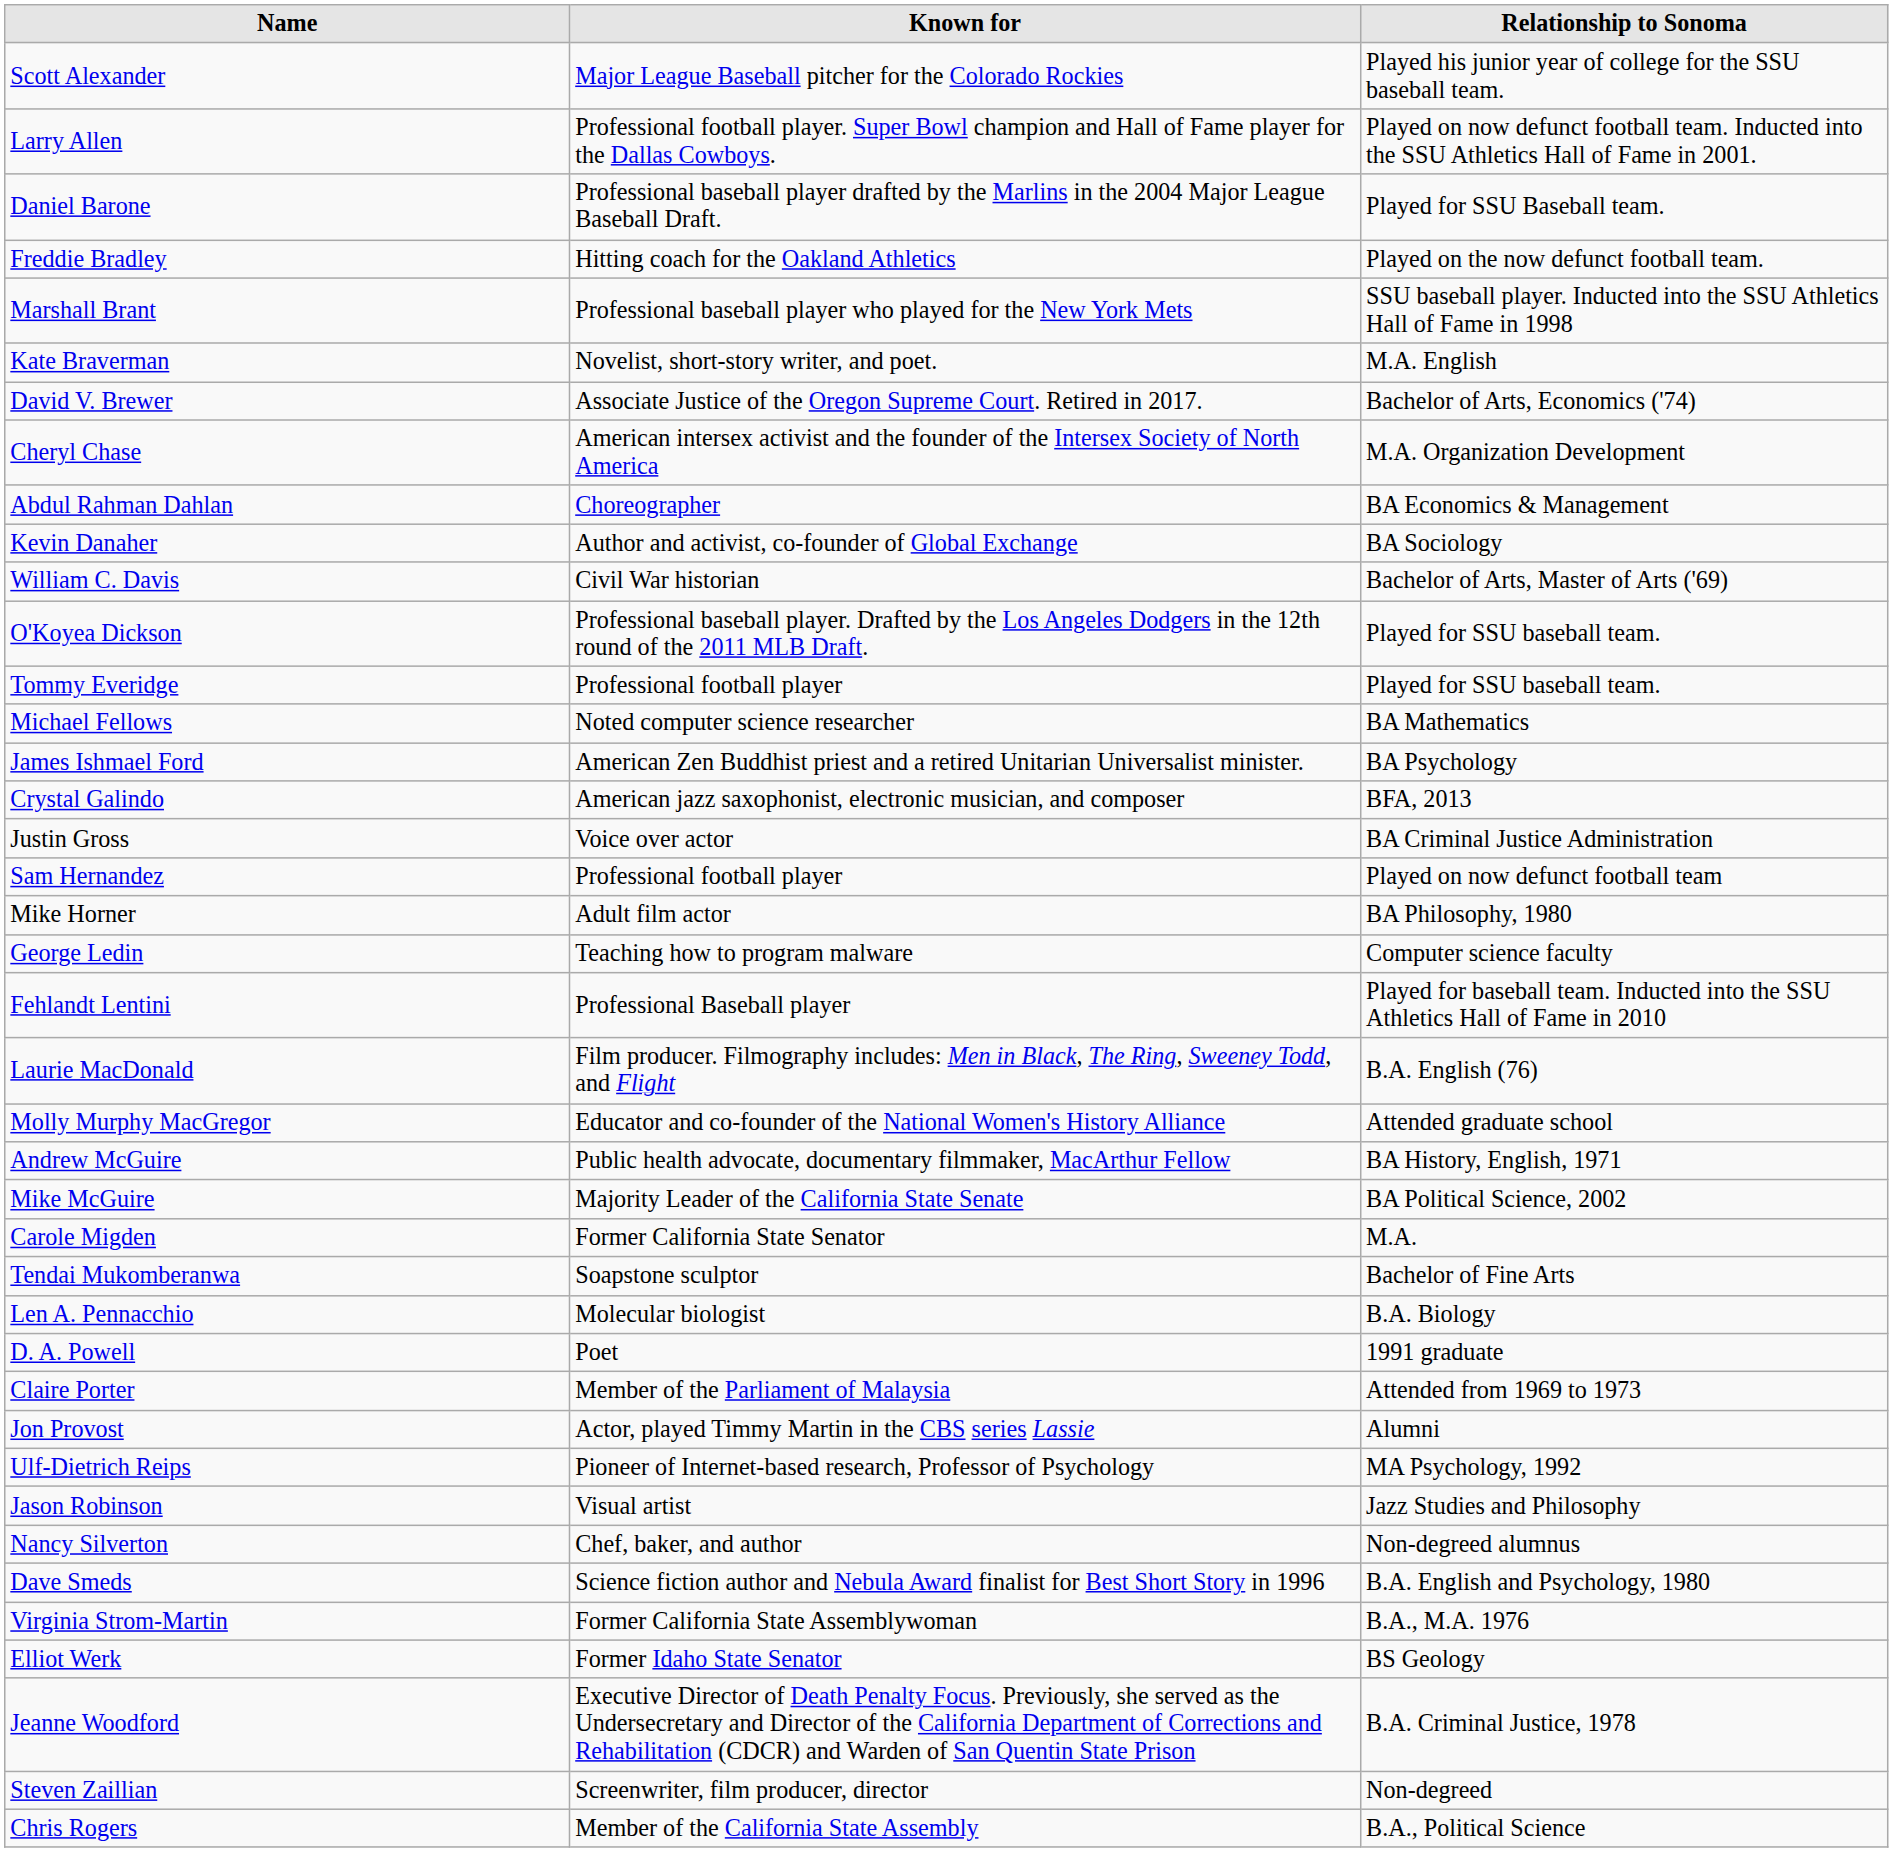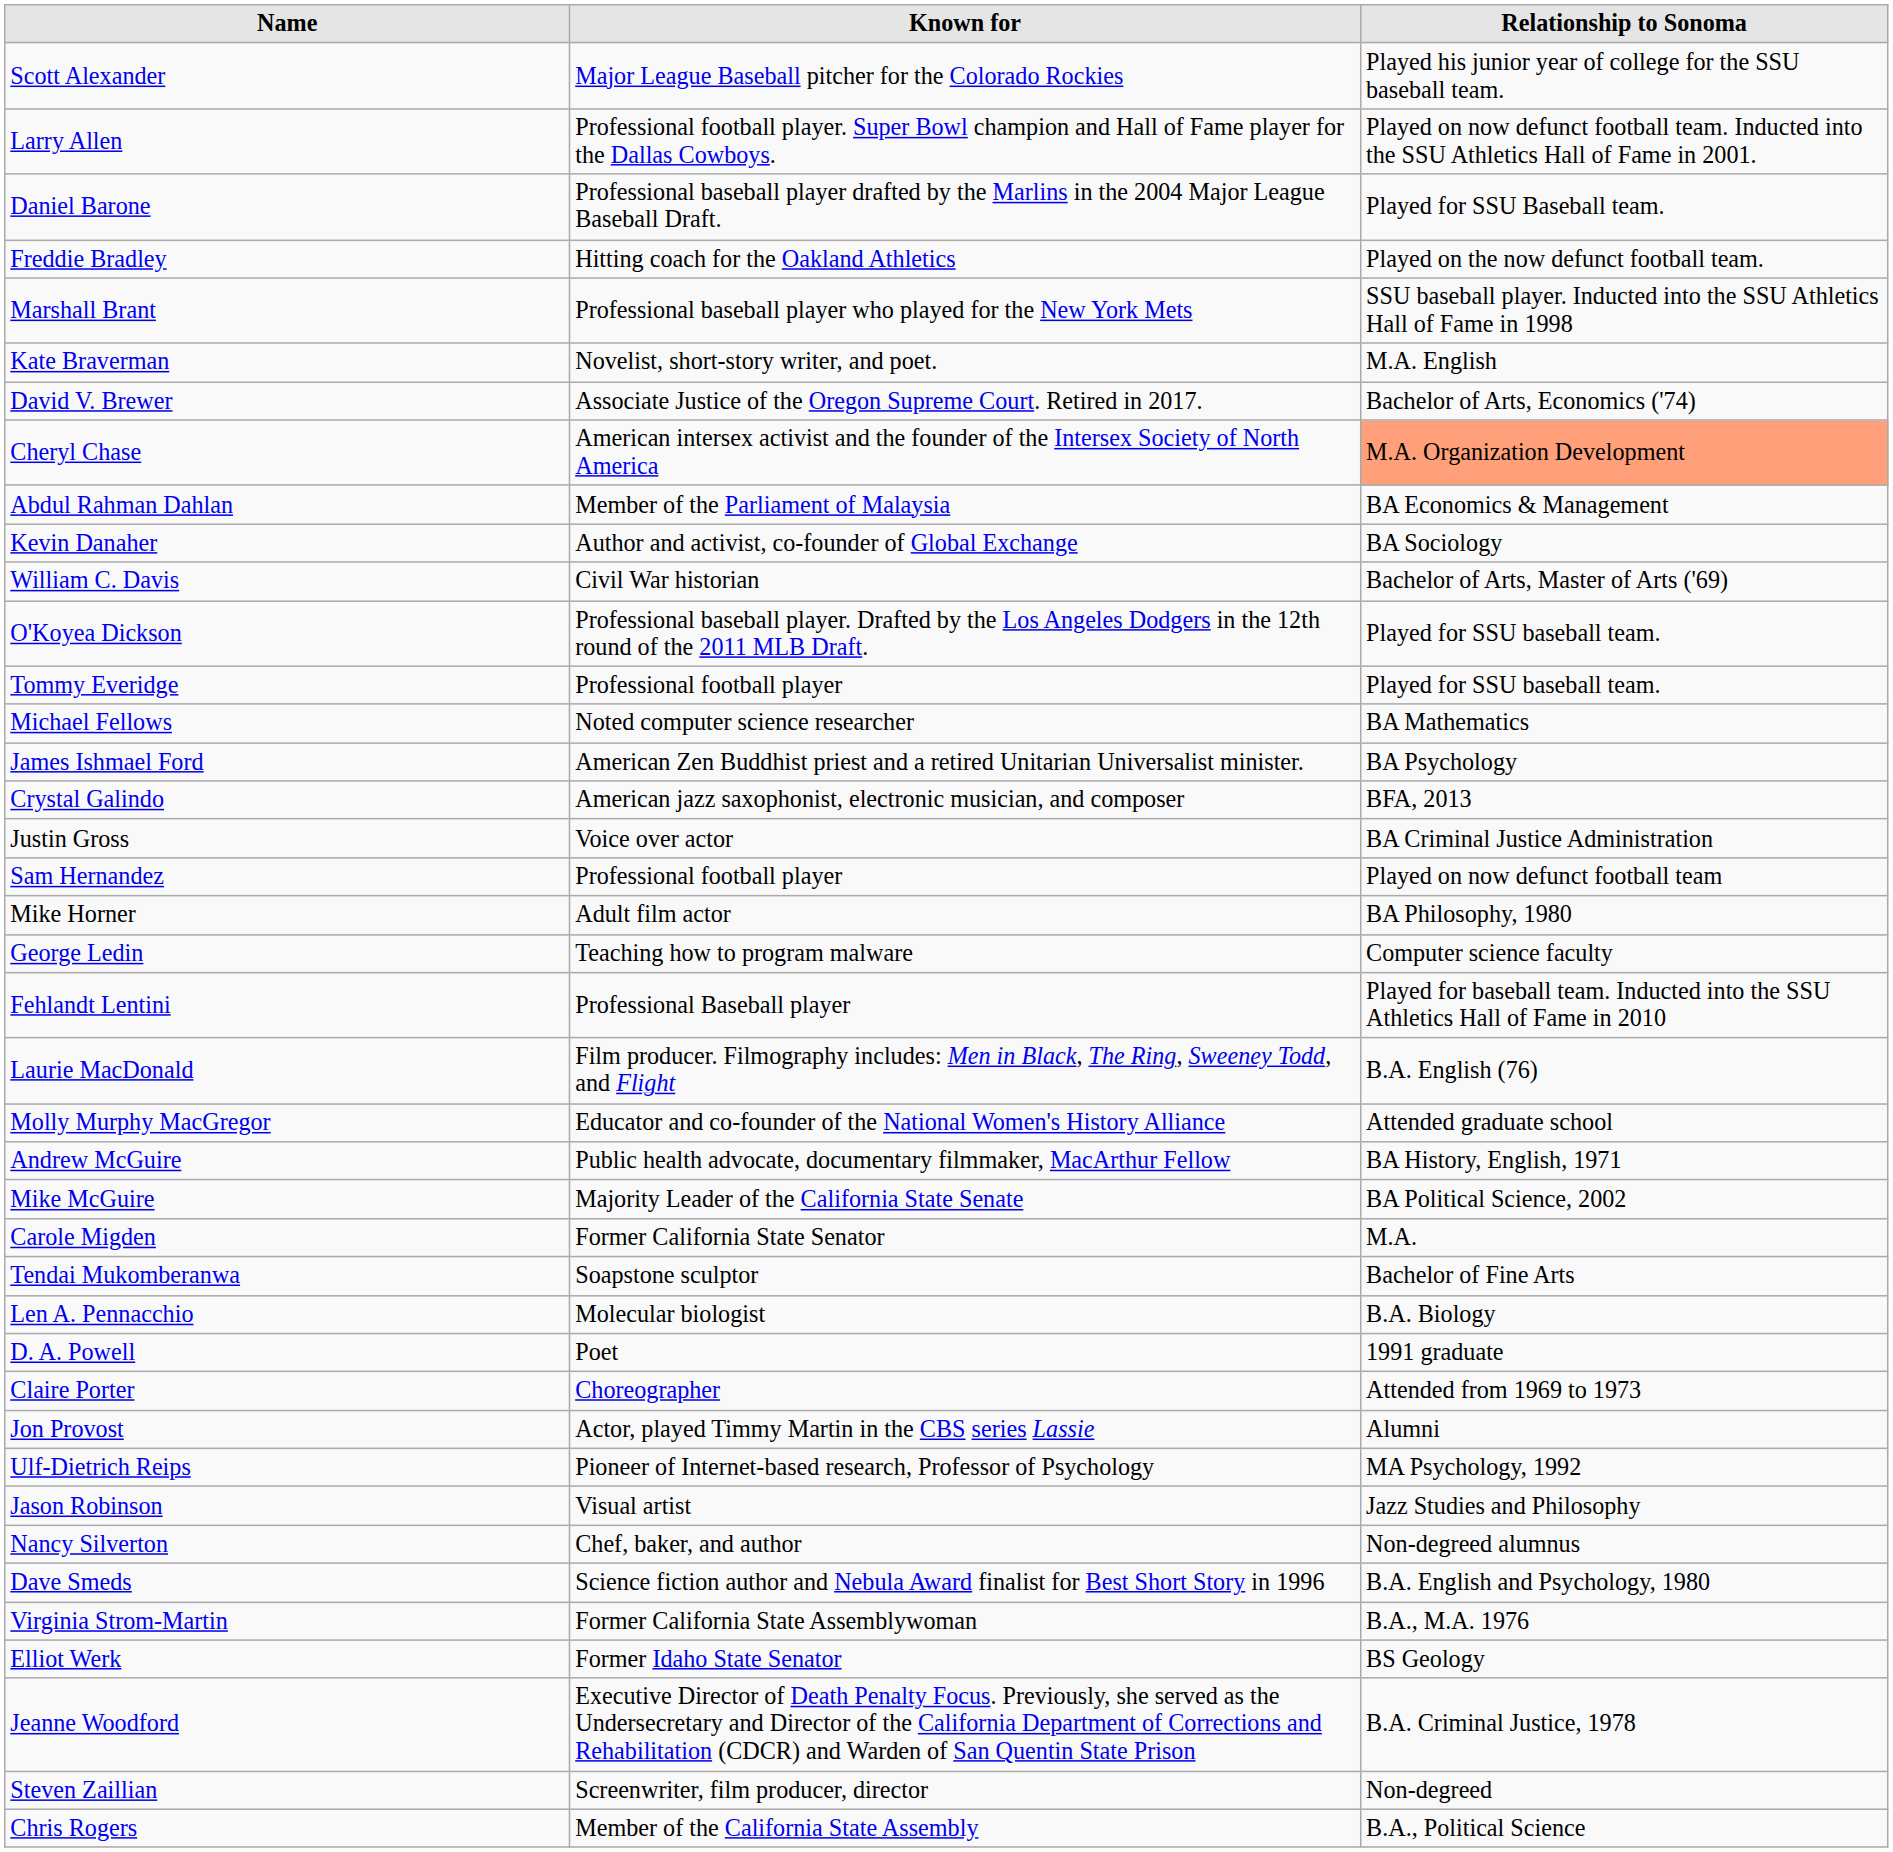(1526, 452) no background -> (1526, 452) lightsalmon background
(648, 504) Choreographer -> (763, 504) Member of the Parliament of Malaysia
(763, 1390) Member of the Parliament of Malaysia -> (648, 1390) Choreographer
